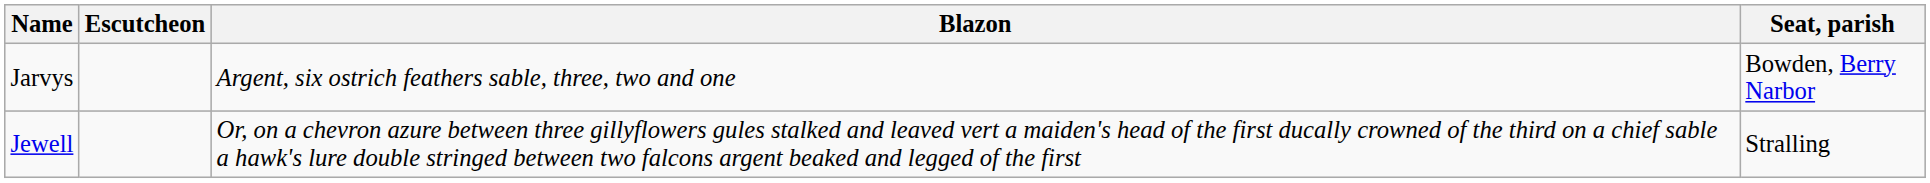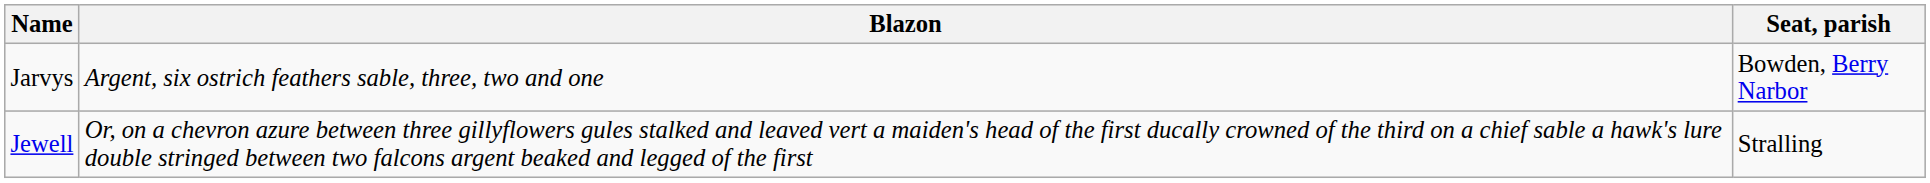- column: (145, 24)
